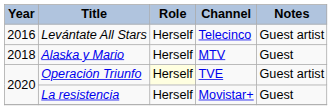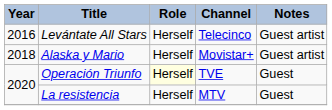(212, 54) MTV -> (226, 54) Movistar+
(276, 54) Guest -> (292, 54) Guest artist
(292, 74) Guest artist -> (276, 74) Guest
(226, 94) Movistar+ -> (212, 94) MTV
